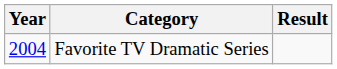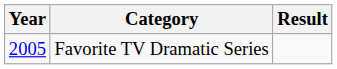(27, 48) 2004 -> (27, 48) 2005
